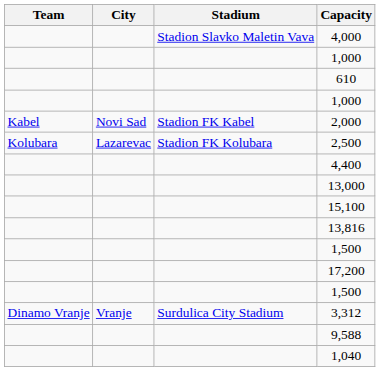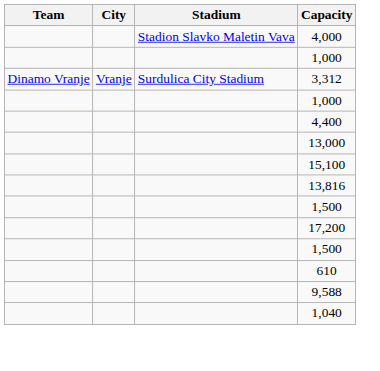rows swapped: (220, 313) <-> (236, 79)
- row: (206, 121)
- row: (215, 143)
